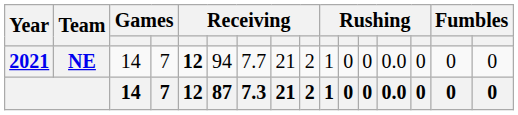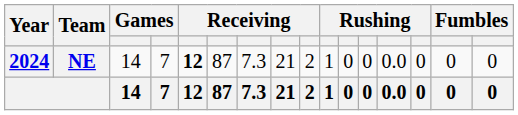(29, 61) 2021 -> (29, 61) 2024
(222, 61) 94 -> (222, 61) 87
(254, 61) 7.7 -> (254, 61) 7.3
